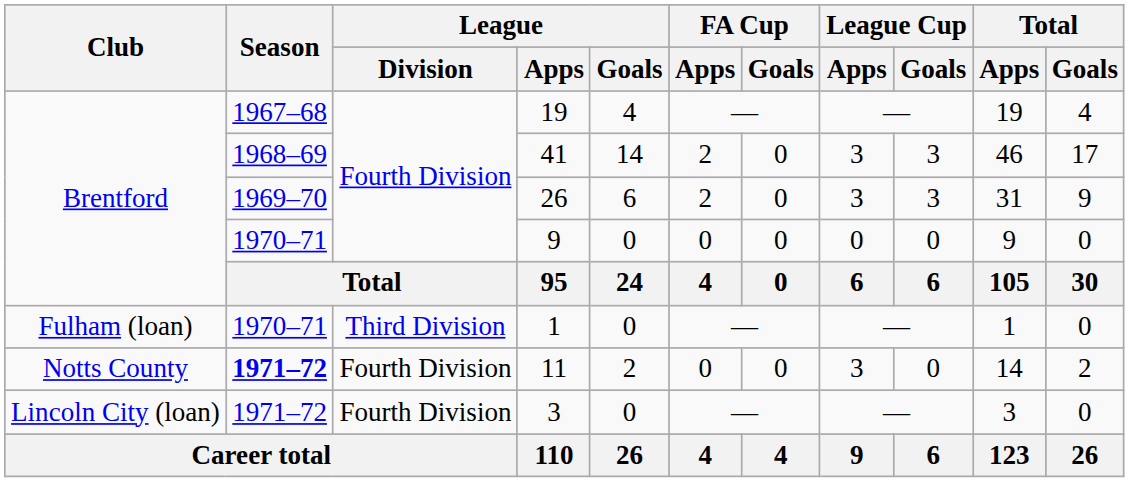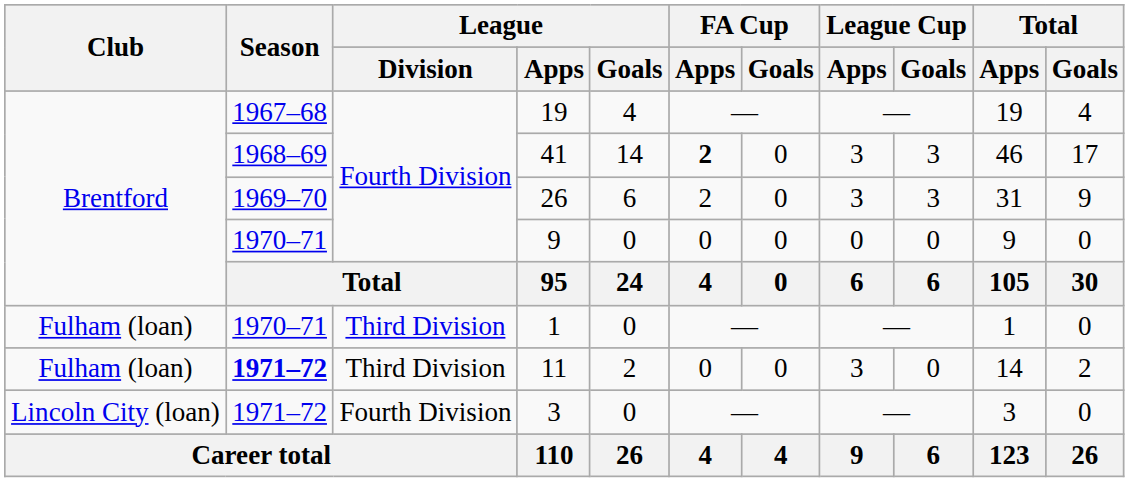(705, 154) normal -> (705, 154) bold
(115, 369) Notts County -> (115, 369) Fulham (loan)
(425, 369) Fourth Division -> (425, 369) Third Division
